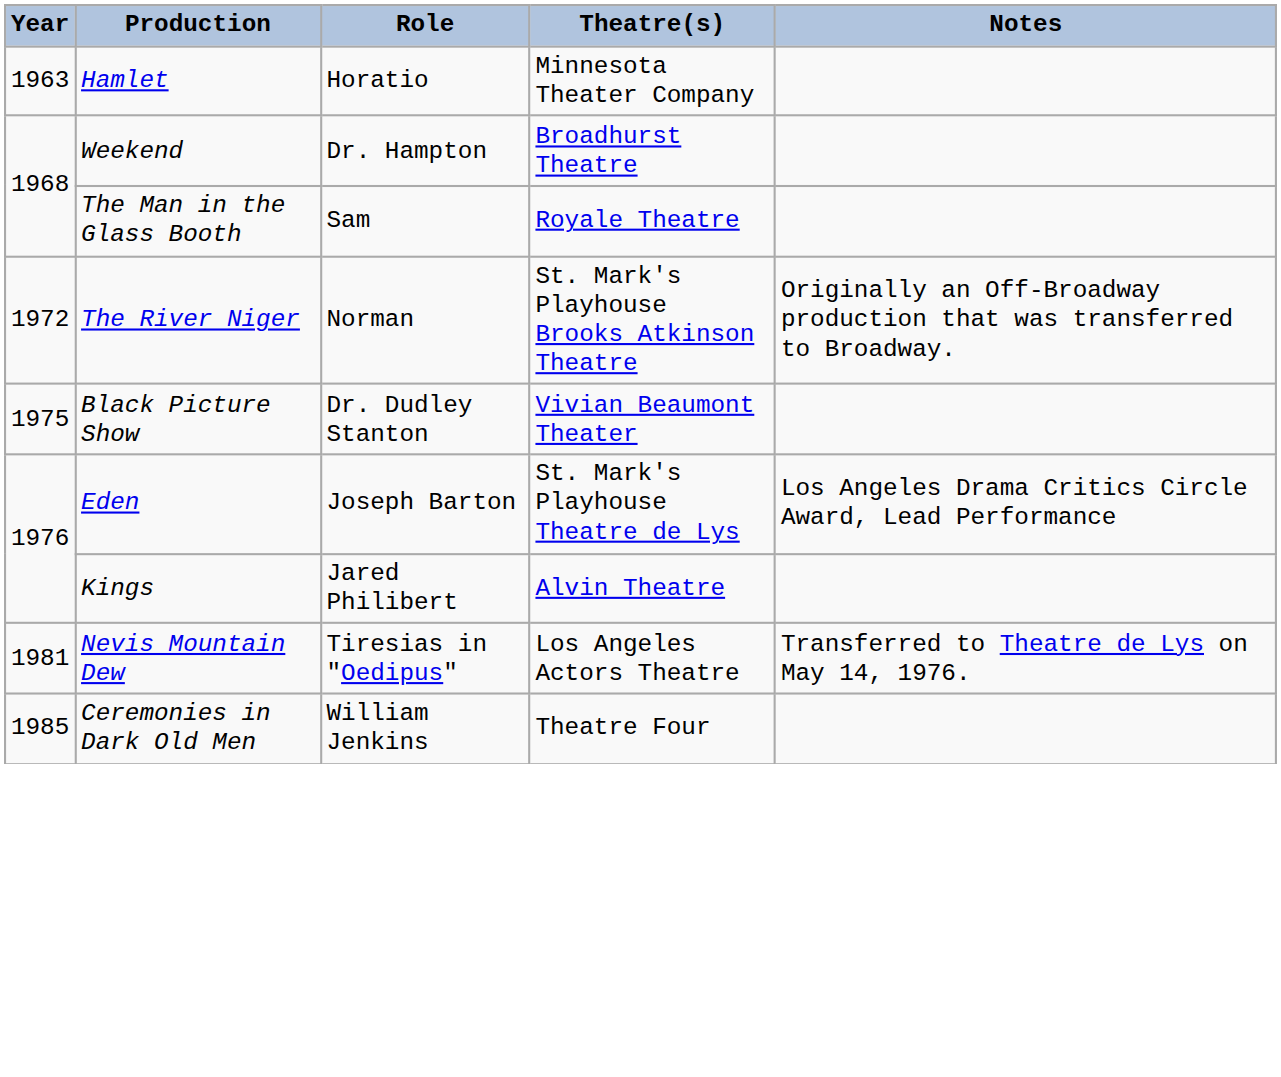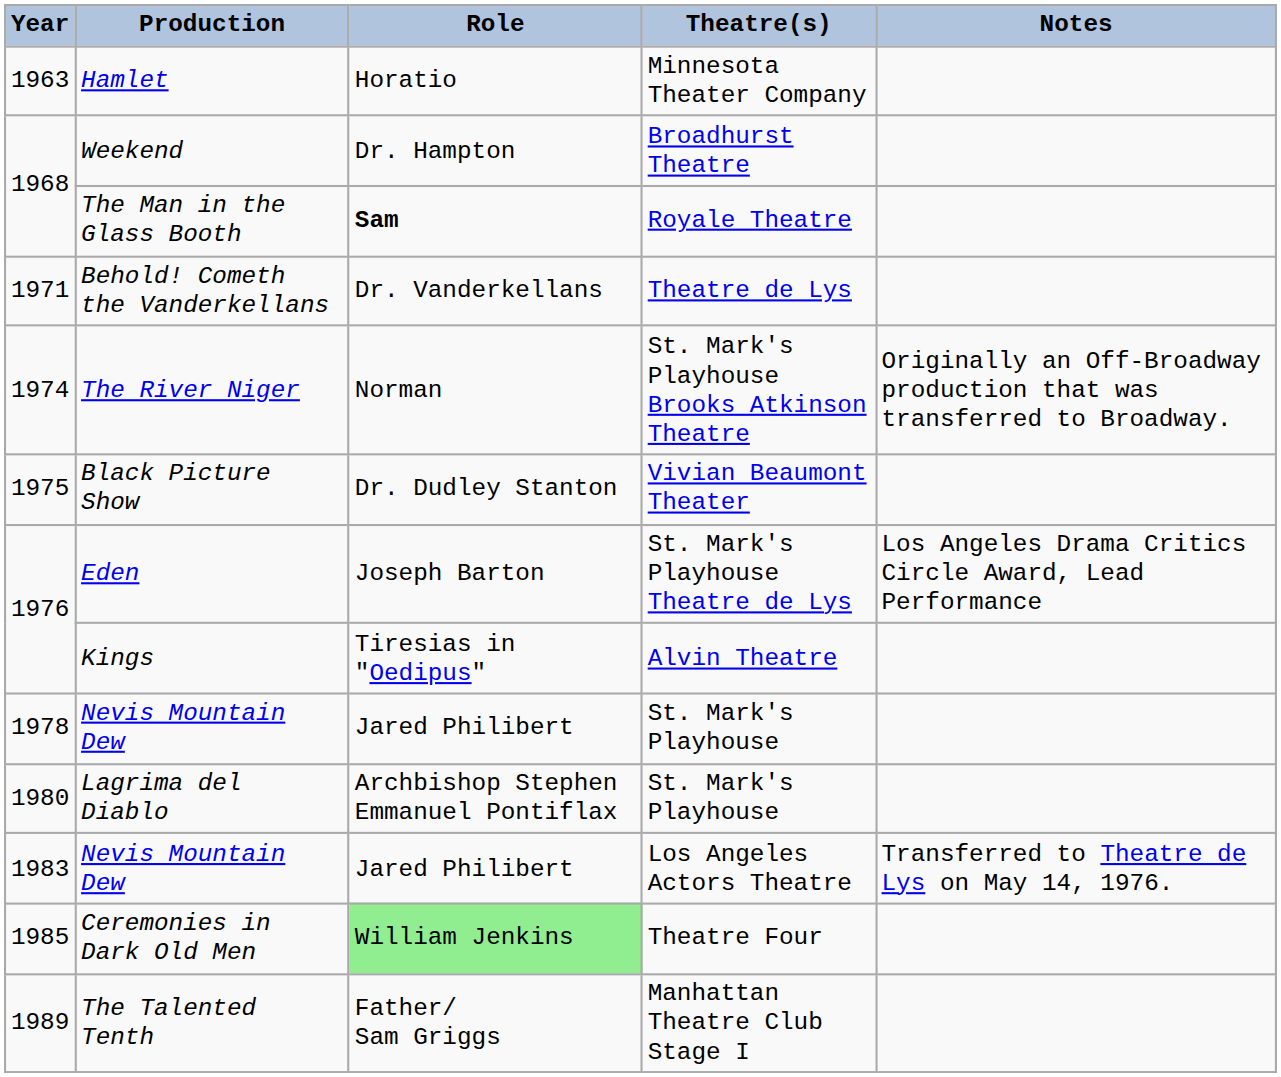(348, 221) normal -> (377, 221) bold
+ row: (205, 291)
(40, 320) 1972 -> (40, 390) 1974
(392, 588) Jared Philibert -> (435, 658) Tiresias in "Oedipus"
+ row: (183, 728)
+ row: (161, 798)
(40, 658) 1981 -> (40, 868) 1983
(407, 658) Tiresias in "Oedipus" -> (464, 868) Jared Philibert
(378, 728) no background -> (464, 938) lightgreen background
+ row: (169, 1023)
